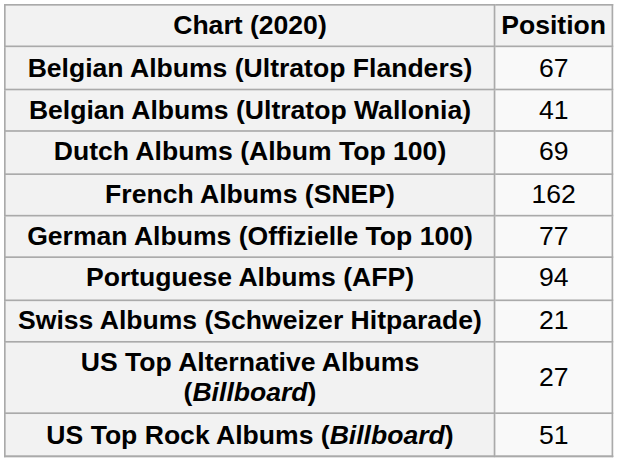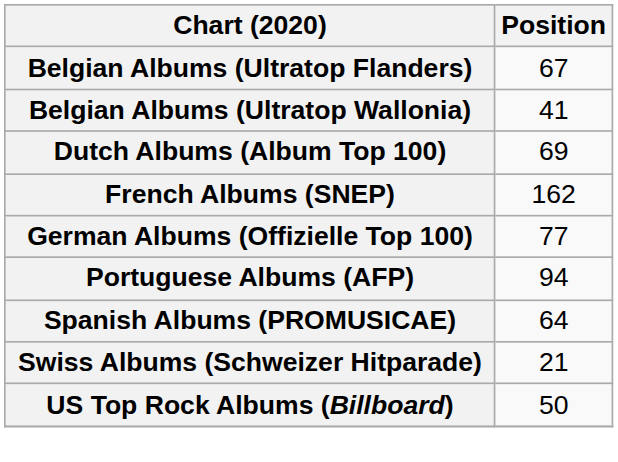+ row: (250, 320)
- row: (250, 377)
(554, 434) 51 -> (554, 404) 50
